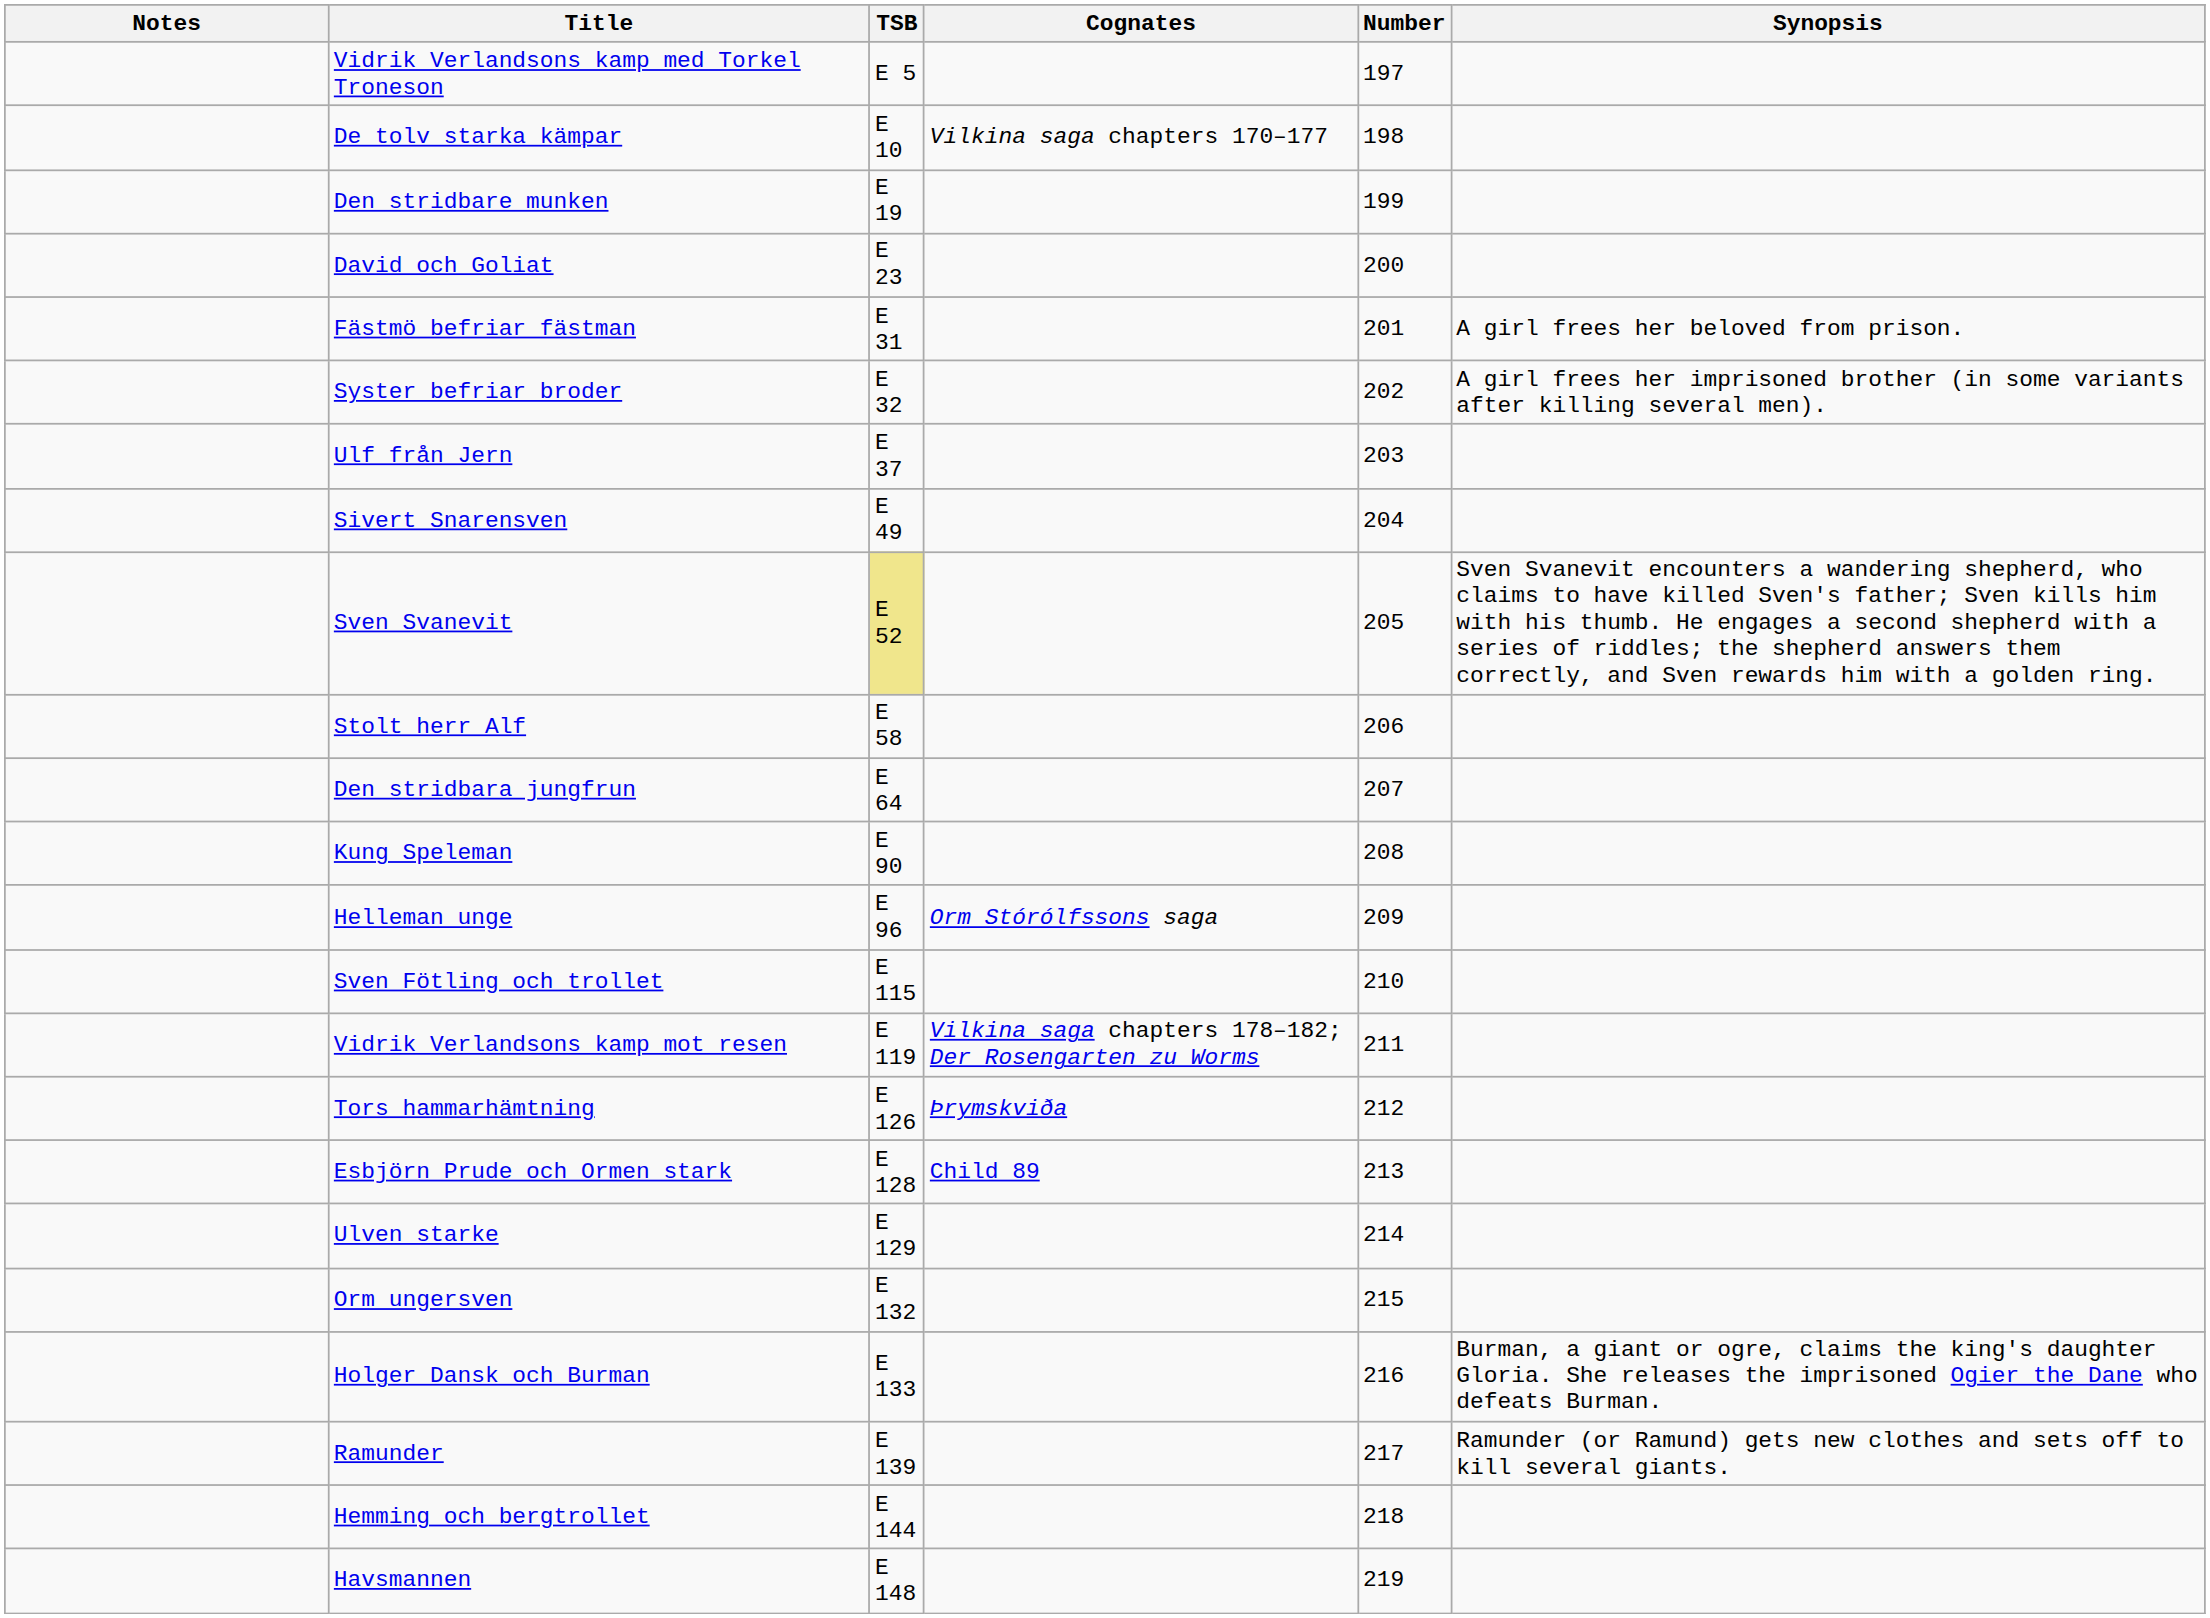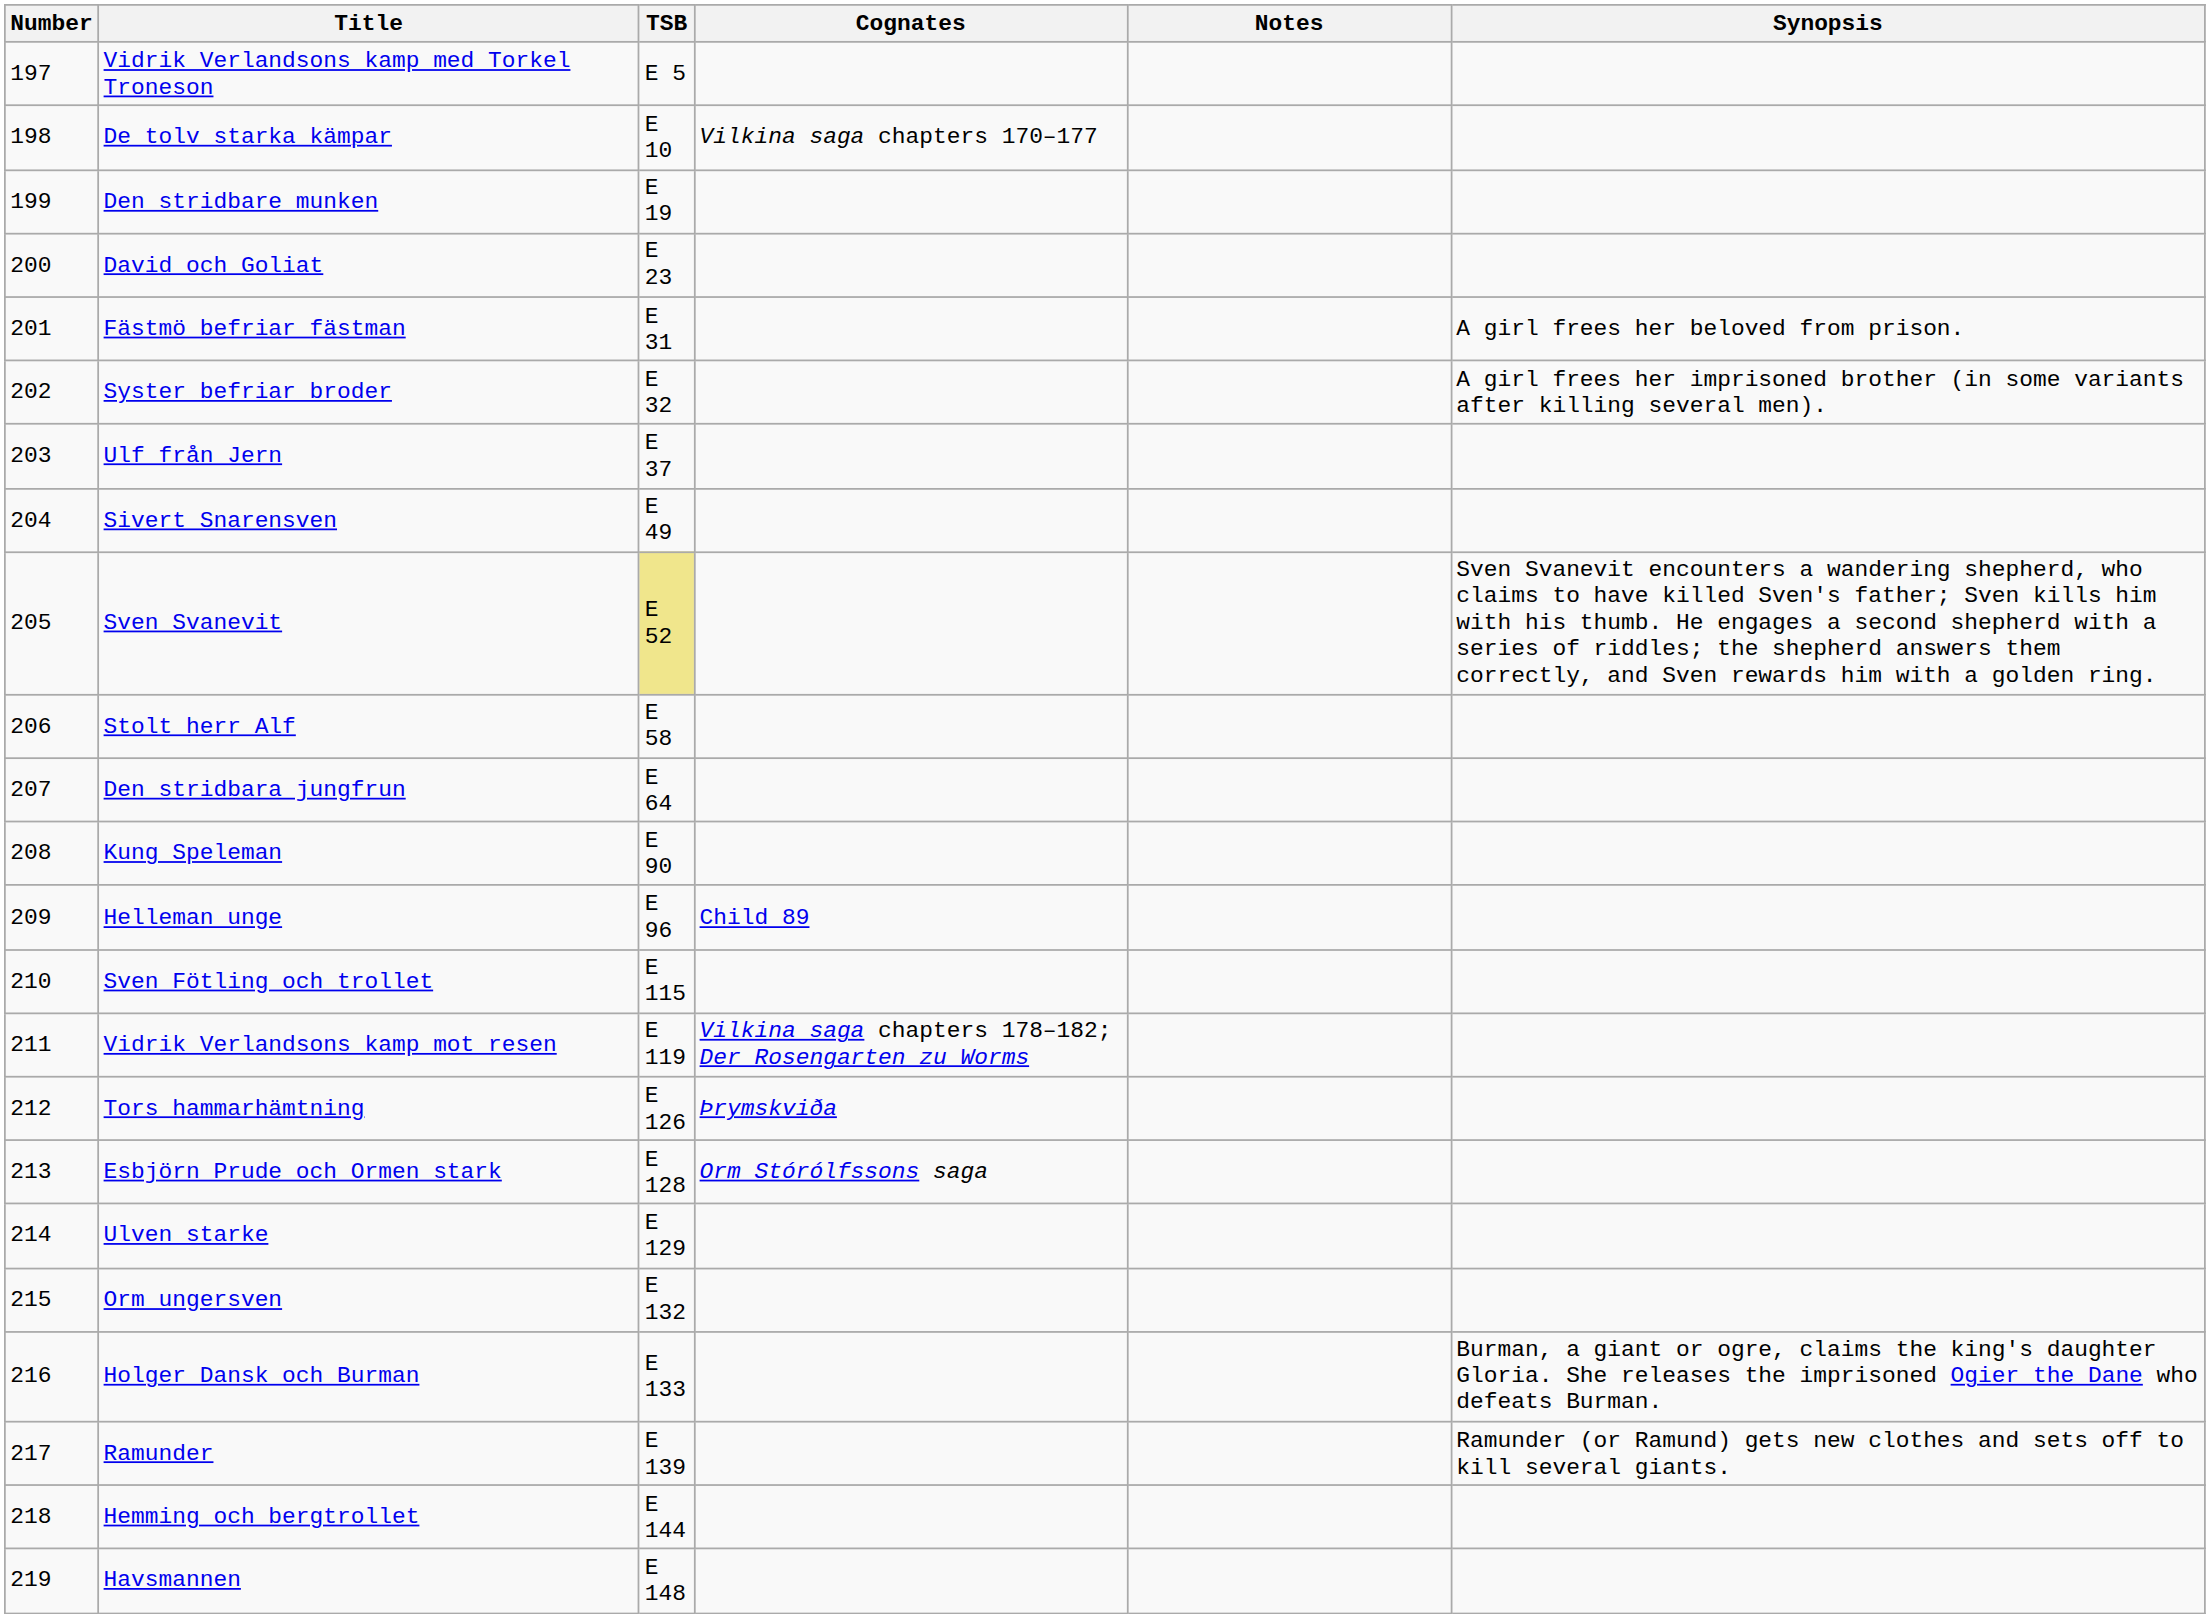columns swapped: (1404, 24) <-> (167, 24)
(1074, 917) Orm Stórólfssons saga -> (755, 917) Child 89
(985, 1172) Child 89 -> (844, 1172) Orm Stórólfssons saga
